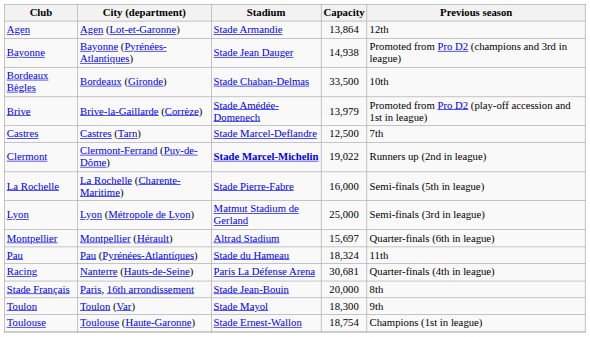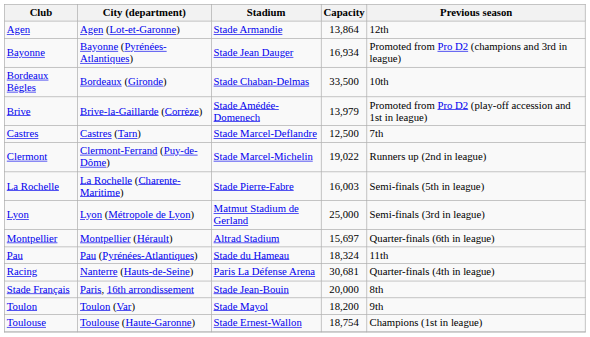(344, 53) 14,938 -> (344, 53) 16,934
(266, 157) bold -> (263, 157) normal
(344, 186) 16,000 -> (344, 186) 16,003
(344, 306) 18,300 -> (344, 306) 18,200
